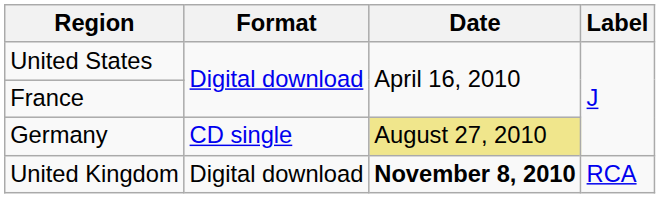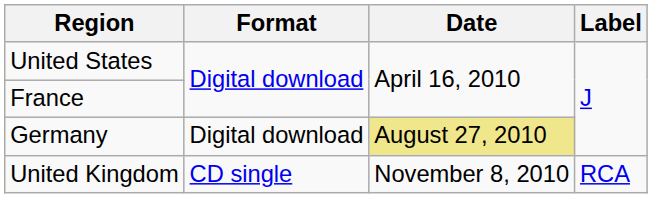(241, 135) CD single -> (276, 135) Digital download
(276, 173) Digital download -> (241, 173) CD single
(475, 173) bold -> (472, 173) normal
